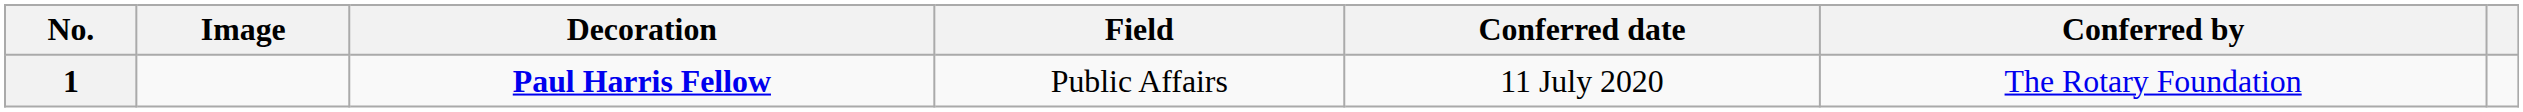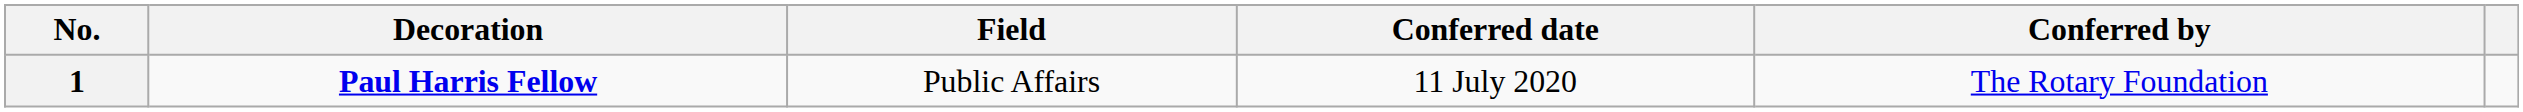- column: (243, 29)
